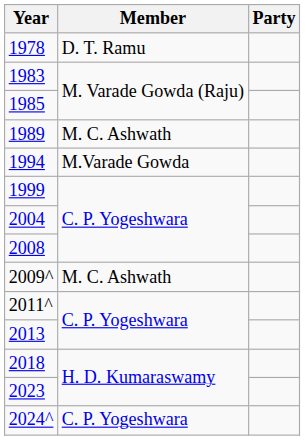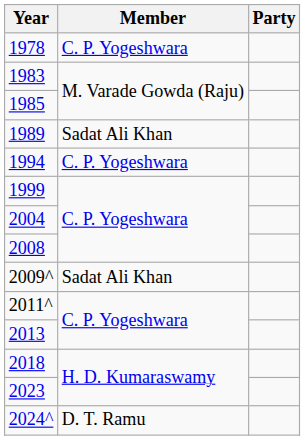(104, 47) D. T. Ramu -> (125, 47) C. P. Yogeshwara
(116, 133) M. C. Ashwath -> (117, 133) Sadat Ali Khan
(125, 162) M.Varade Gowda -> (125, 162) C. P. Yogeshwara
(116, 276) M. C. Ashwath -> (117, 276) Sadat Ali Khan
(125, 420) C. P. Yogeshwara -> (104, 420) D. T. Ramu
